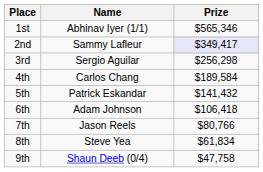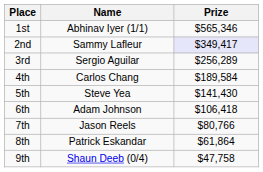(216, 61) $256,298 -> (216, 61) $256,289
(107, 93) Patrick Eskandar -> (107, 93) Steve Yea
(216, 93) $141,432 -> (216, 93) $141,430
(107, 142) Steve Yea -> (107, 142) Patrick Eskandar
(216, 142) $61,834 -> (216, 142) $61,864
